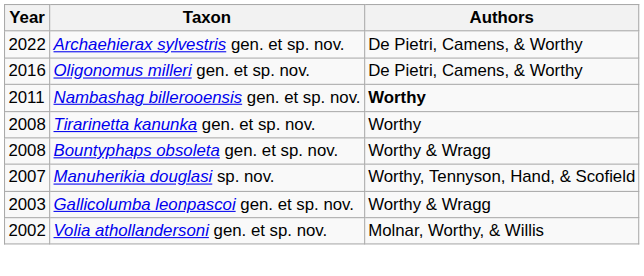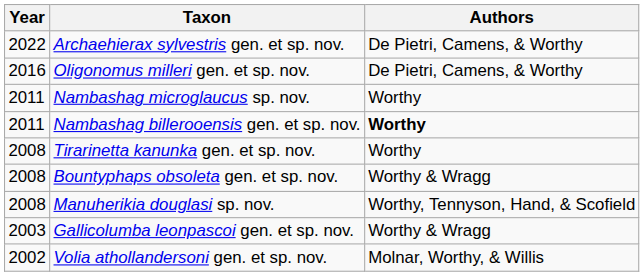+ row: (182, 97)
(27, 177) 2007 -> (27, 204) 2008
